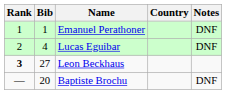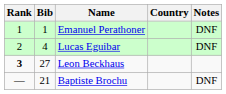(45, 81) 20 -> (45, 81) 21
